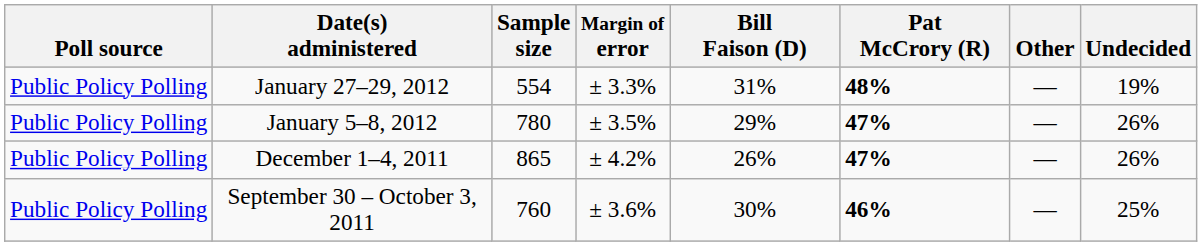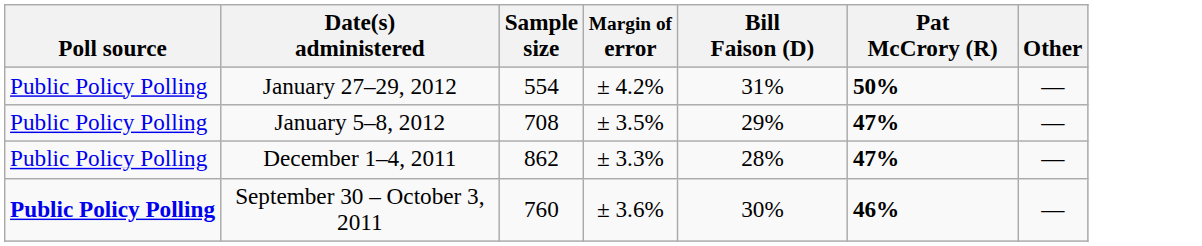- column: (1138, 48)
(623, 85) ± 3.3% -> (630, 85) ± 4.2%
(868, 85) 48% -> (876, 85) 50%
(534, 122) 780 -> (541, 122) 708
(534, 159) 865 -> (541, 159) 862
(623, 159) ± 4.2% -> (630, 159) ± 3.3%
(755, 159) 26% -> (762, 159) 28%
(109, 209) normal -> (113, 209) bold
